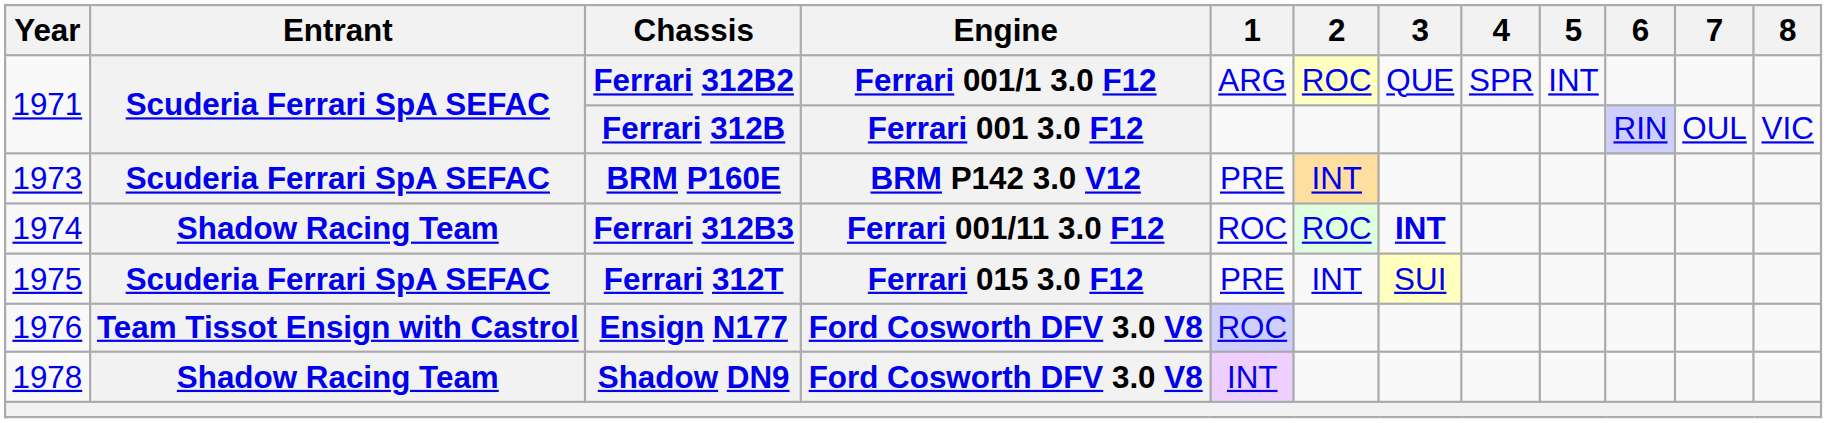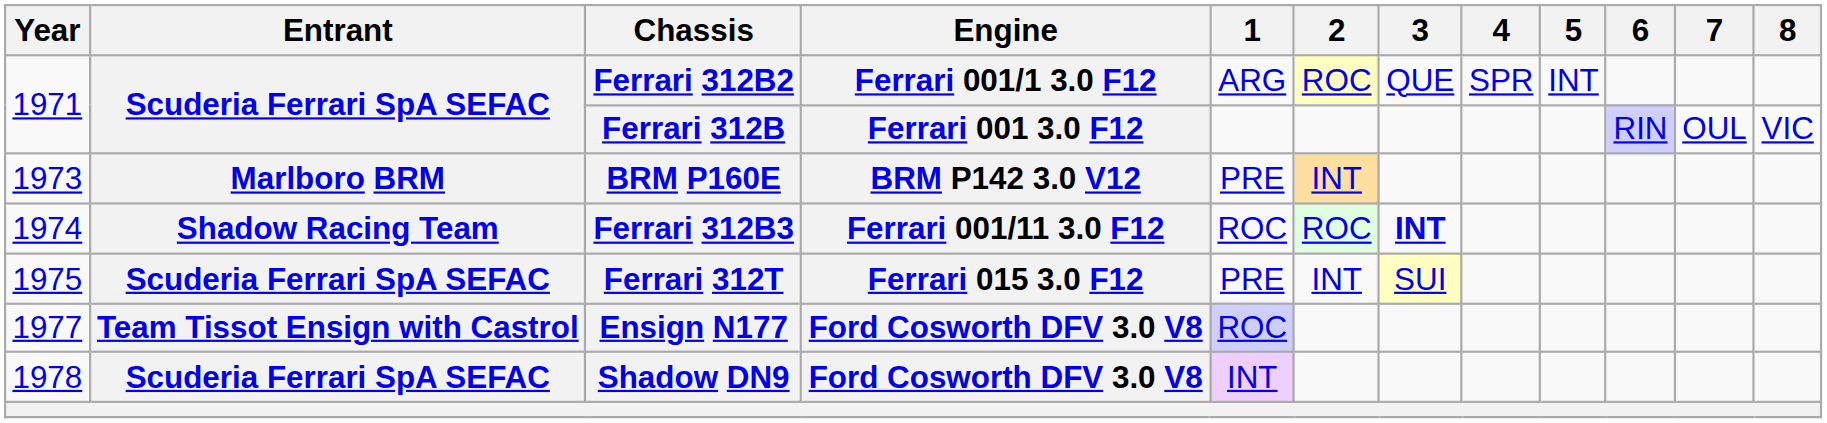(338, 179) Scuderia Ferrari SpA SEFAC -> (338, 179) Marlboro BRM
(47, 328) 1976 -> (47, 328) 1977
(338, 377) Shadow Racing Team -> (338, 377) Scuderia Ferrari SpA SEFAC
